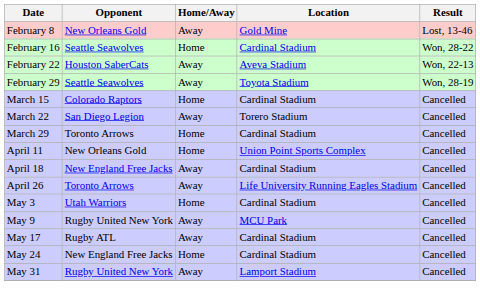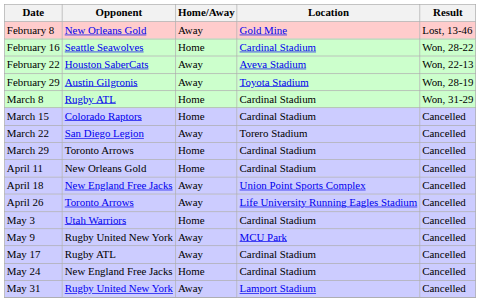(104, 82) Seattle Seawolves -> (101, 82) Austin Gilgronis
+ row: (25, 99)
(303, 151) Union Point Sports Complex -> (278, 168) Cardinal Stadium
(278, 168) Cardinal Stadium -> (303, 185) Union Point Sports Complex
